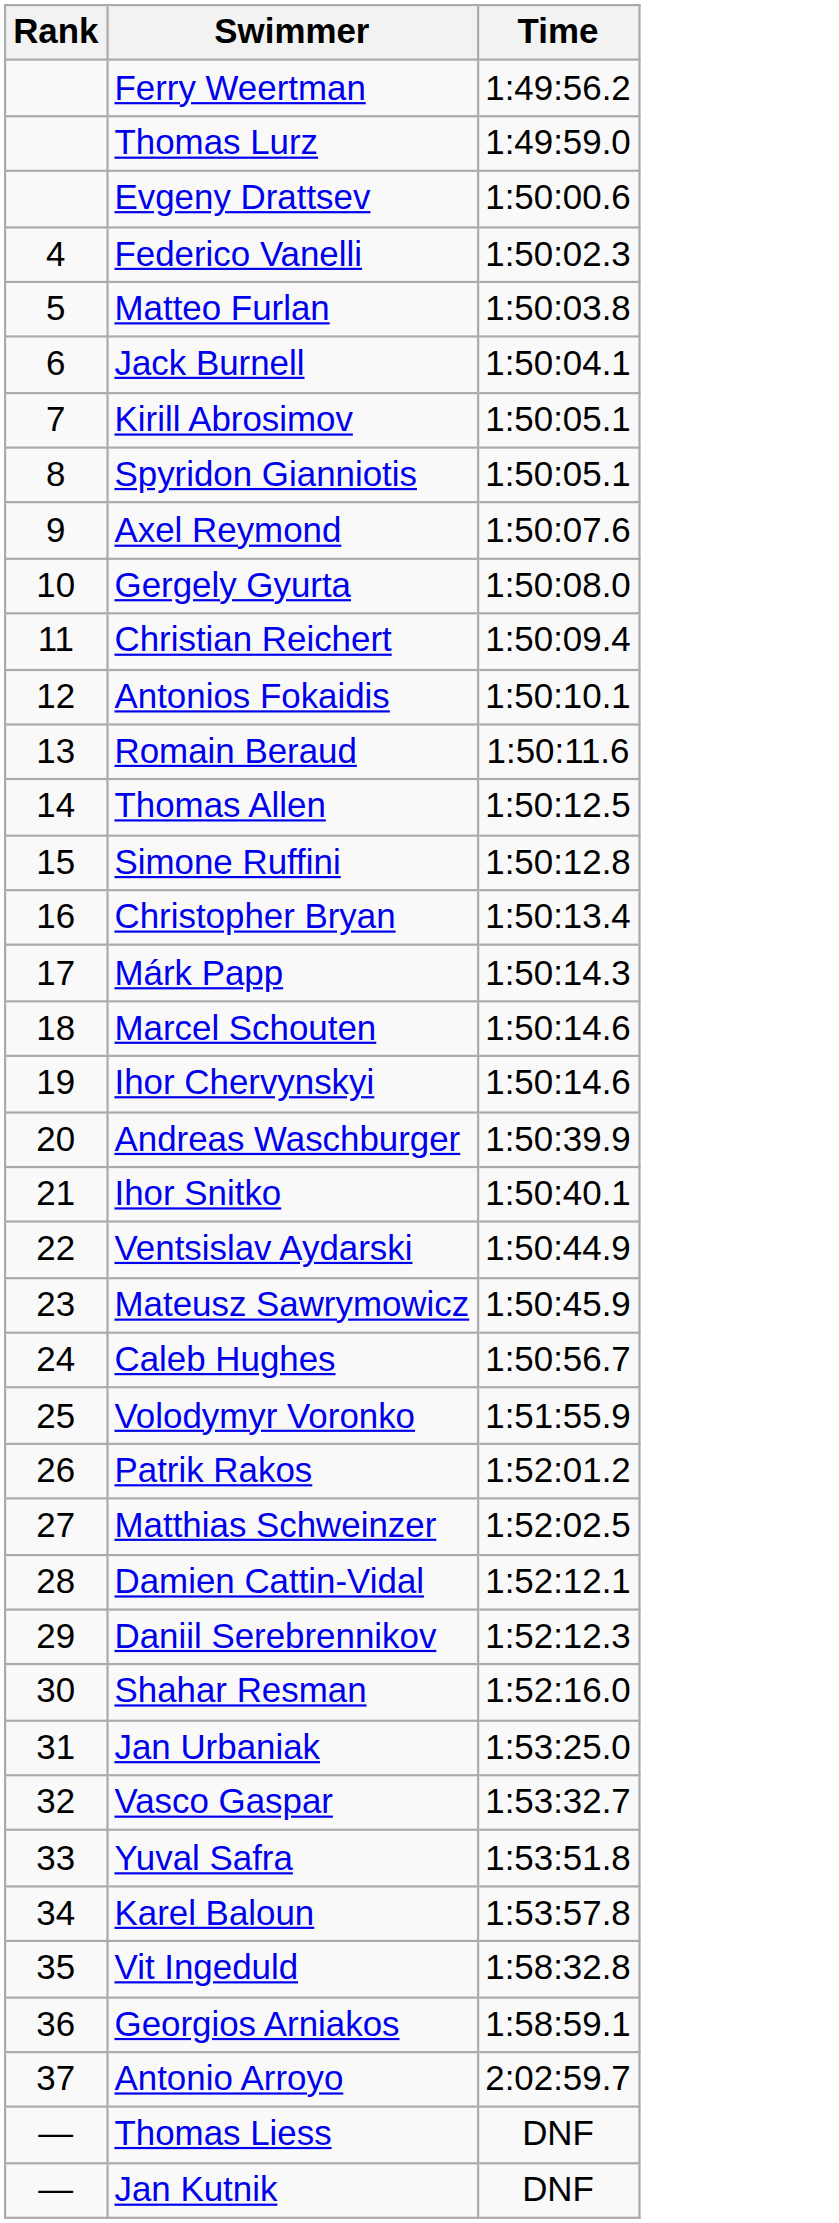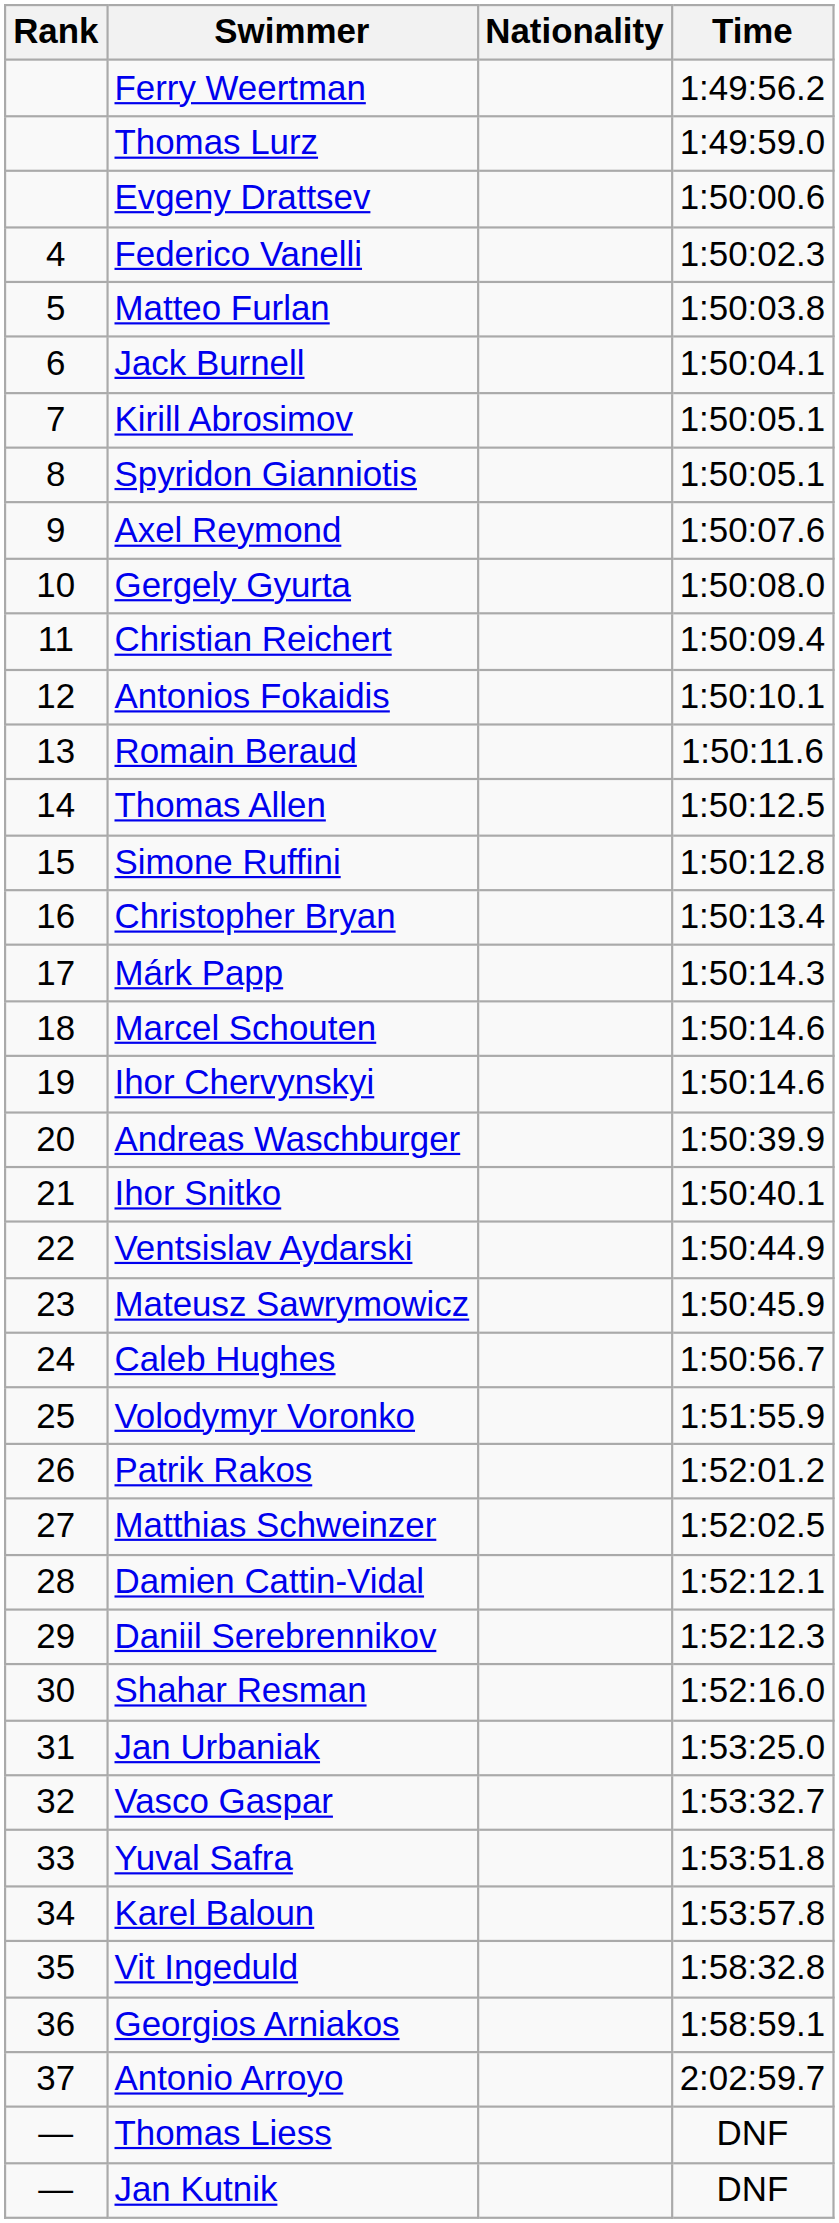+ column: (574, 32)
